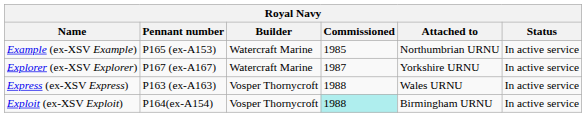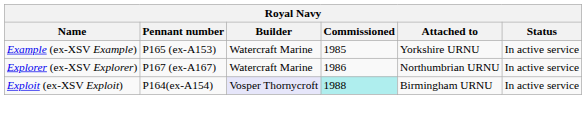(450, 49) Northumbrian URNU -> (440, 49) Yorkshire URNU
(335, 67) 1987 -> (335, 67) 1986
(440, 67) Yorkshire URNU -> (450, 67) Northumbrian URNU
- row: (68, 85)
(274, 103) no background -> (274, 85) lavender background
